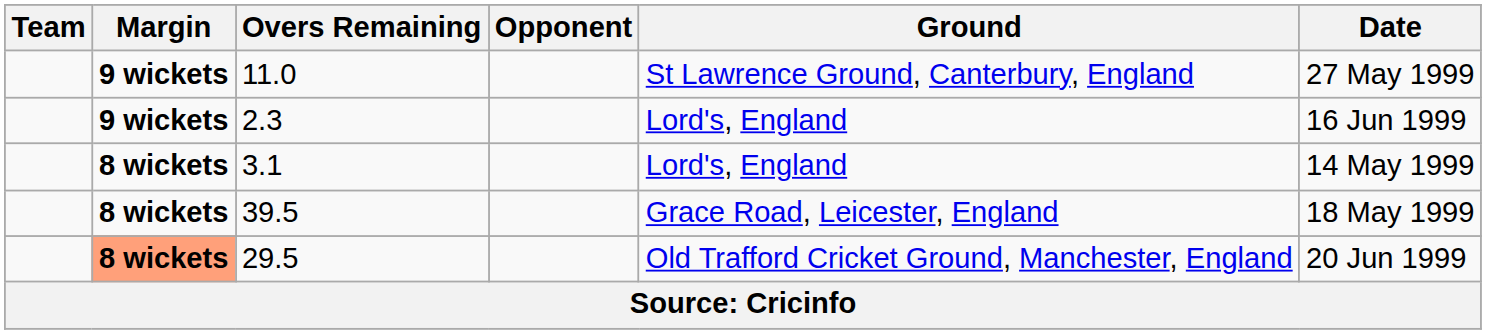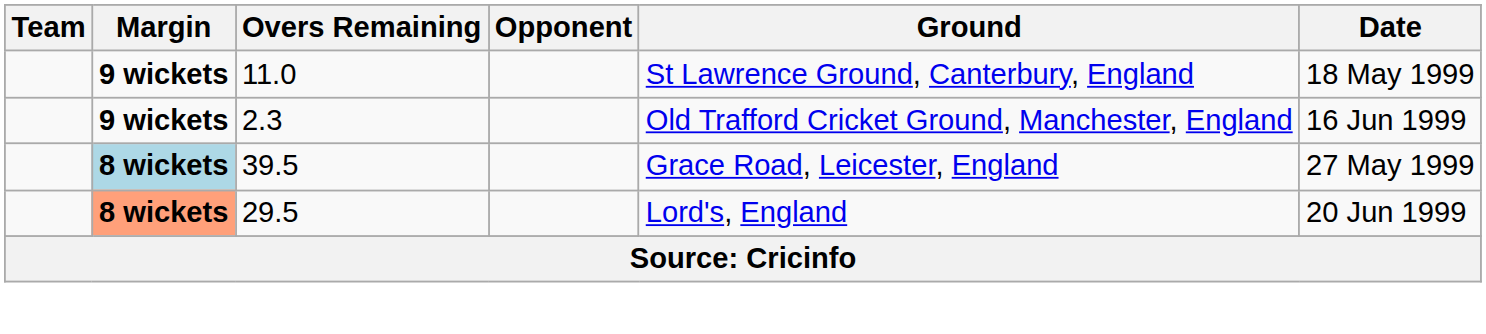(1390, 73) 27 May 1999 -> (1390, 73) 18 May 1999
(746, 119) Lord's, England -> (969, 119) Old Trafford Cricket Ground, Manchester, England
- row: (262, 166)
(164, 212) no background -> (164, 166) lightblue background
(1390, 212) 18 May 1999 -> (1390, 166) 27 May 1999
(969, 258) Old Trafford Cricket Ground, Manchester, England -> (746, 212) Lord's, England
